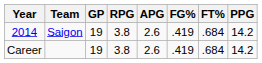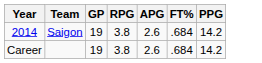- column: (183, 14)
